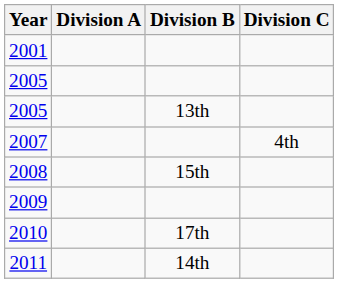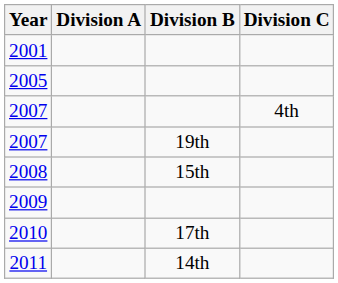- row: (28, 111)
+ row: (28, 141)
